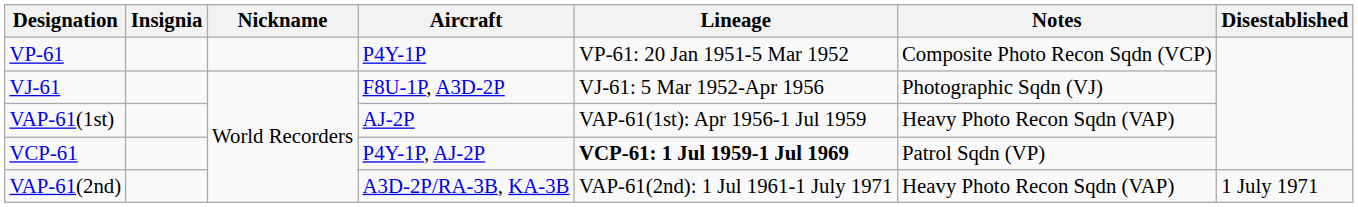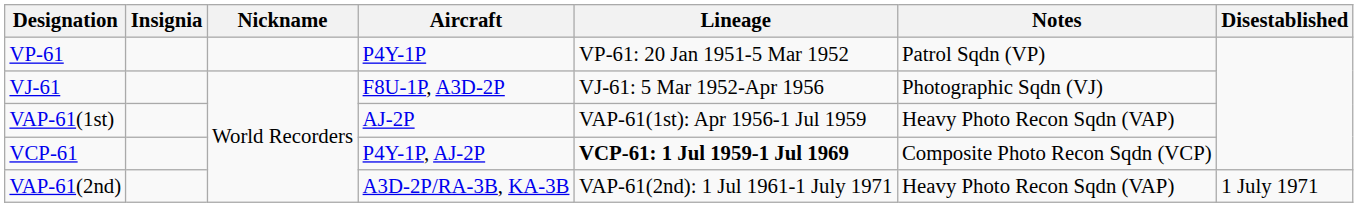(1057, 53) Composite Photo Recon Sqdn (VCP) -> (974, 53) Patrol Sqdn (VP)
(974, 152) Patrol Sqdn (VP) -> (1057, 152) Composite Photo Recon Sqdn (VCP)
